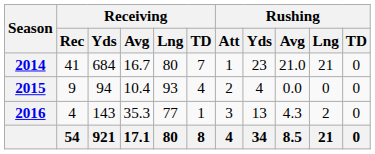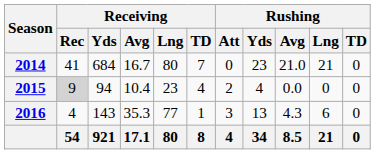(229, 64) 1 -> (229, 64) 0
(72, 88) no background -> (72, 88) lightgrey background
(170, 88) 93 -> (170, 88) 23
(326, 112) 2 -> (326, 112) 6
